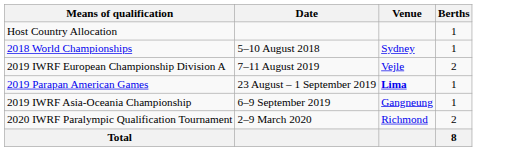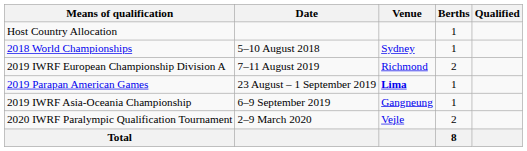+ column: (497, 13)
(393, 66) Vejle -> (404, 66) Richmond
(404, 119) Richmond -> (393, 119) Vejle
